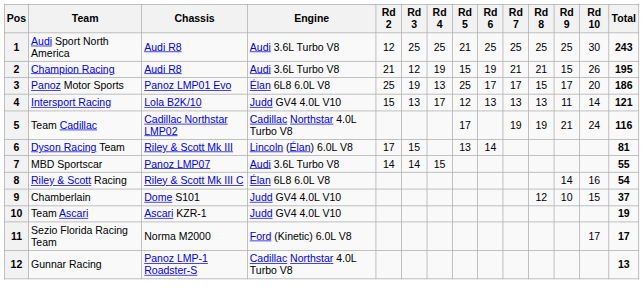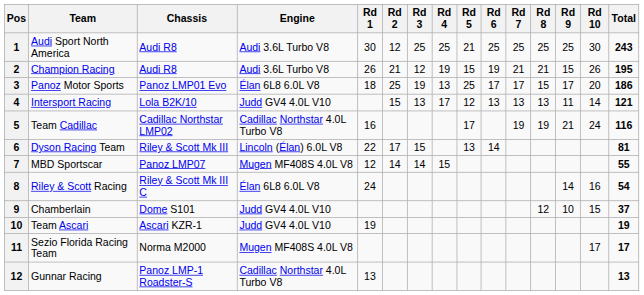+ column: (370, 19)
(295, 164) Audi 3.6L Turbo V8 -> (296, 164) Mugen MF408S 4.0L V8
(301, 237) Ford (Kinetic) 6.0L V8 -> (296, 248) Mugen MF408S 4.0L V8
